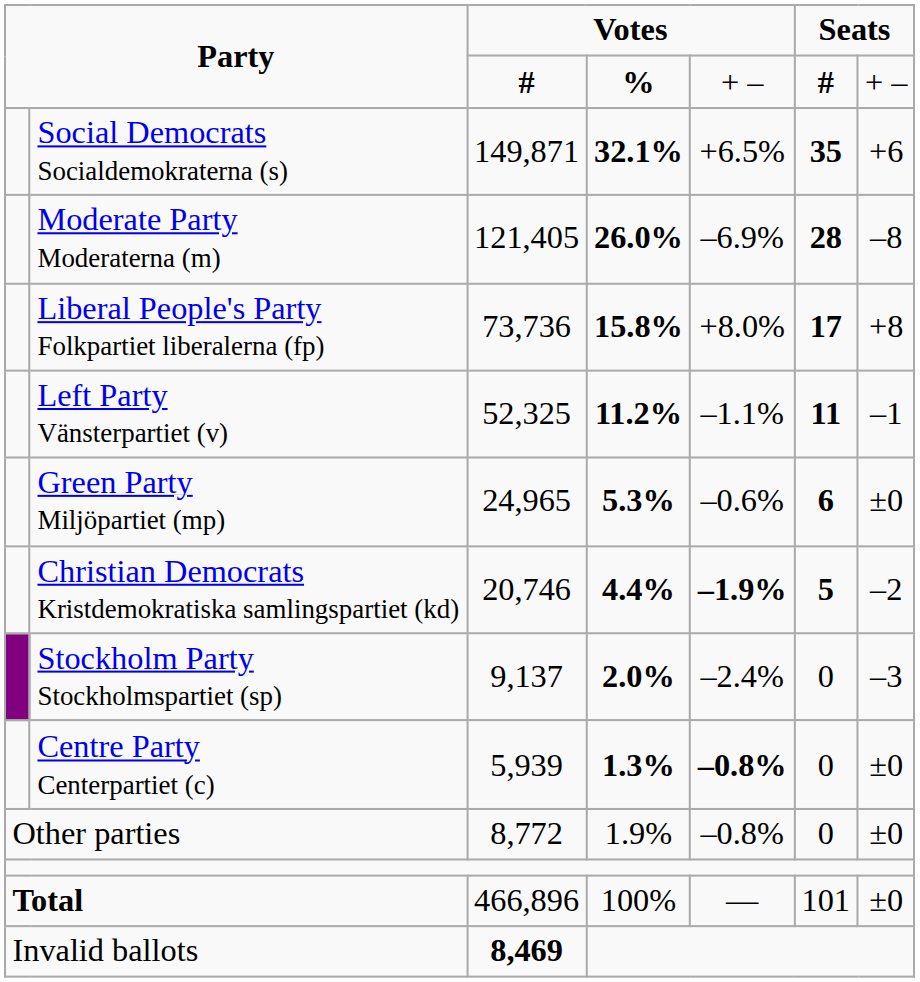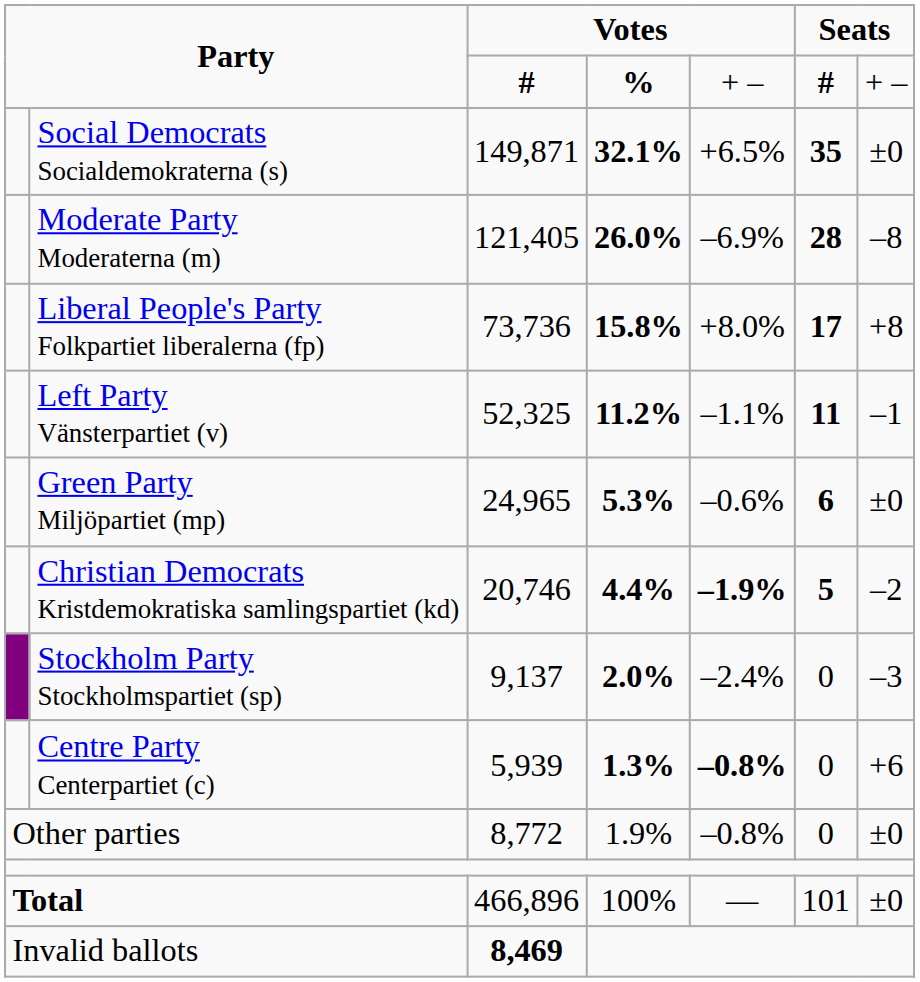(886, 150) +6 -> (886, 150) ±0
(886, 764) ±0 -> (886, 764) +6
